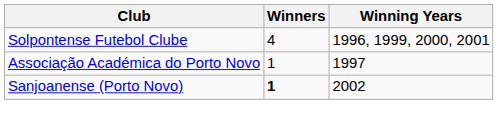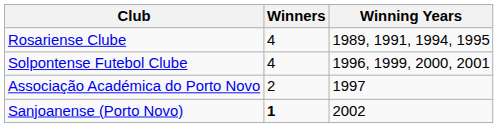+ row: (67, 39)
(271, 63) 1 -> (271, 87) 2
